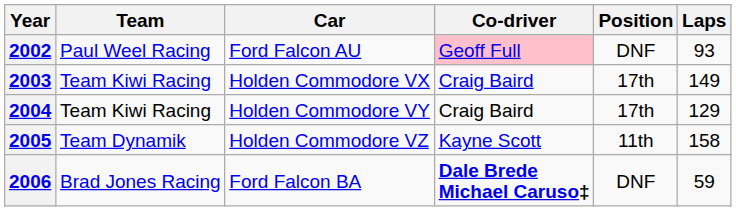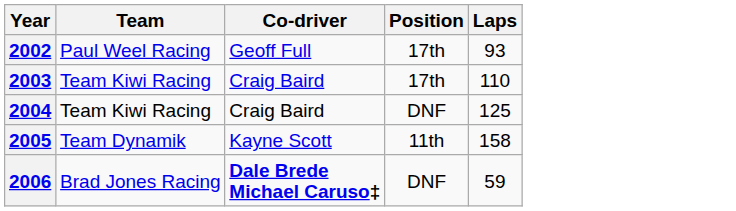- column: (330, 20)
(480, 50) pink background -> (270, 50) no background
(636, 50) DNF -> (427, 50) 17th
(704, 80) 149 -> (495, 80) 110
(636, 110) 17th -> (427, 110) DNF
(704, 110) 129 -> (495, 110) 125
